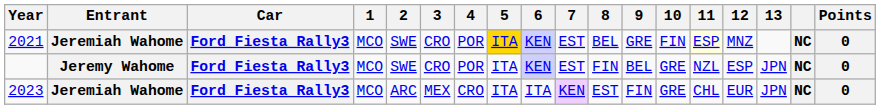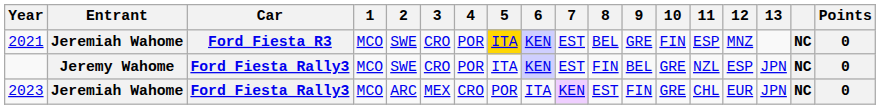(270, 41) Ford Fiesta Rally3 -> (270, 41) Ford Fiesta R3
(706, 41) lightyellow background -> (706, 41) no background
(504, 91) ITA -> (504, 91) POR
